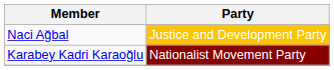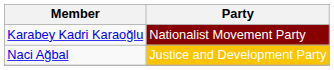rows swapped: (38, 34) <-> (75, 55)
